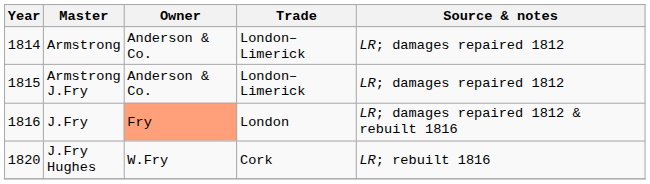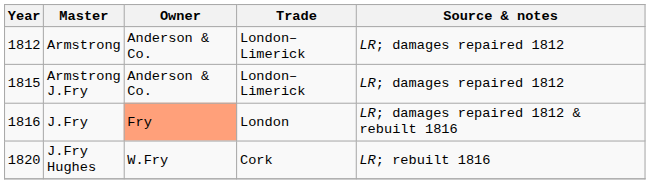(24, 46) 1814 -> (24, 46) 1812
